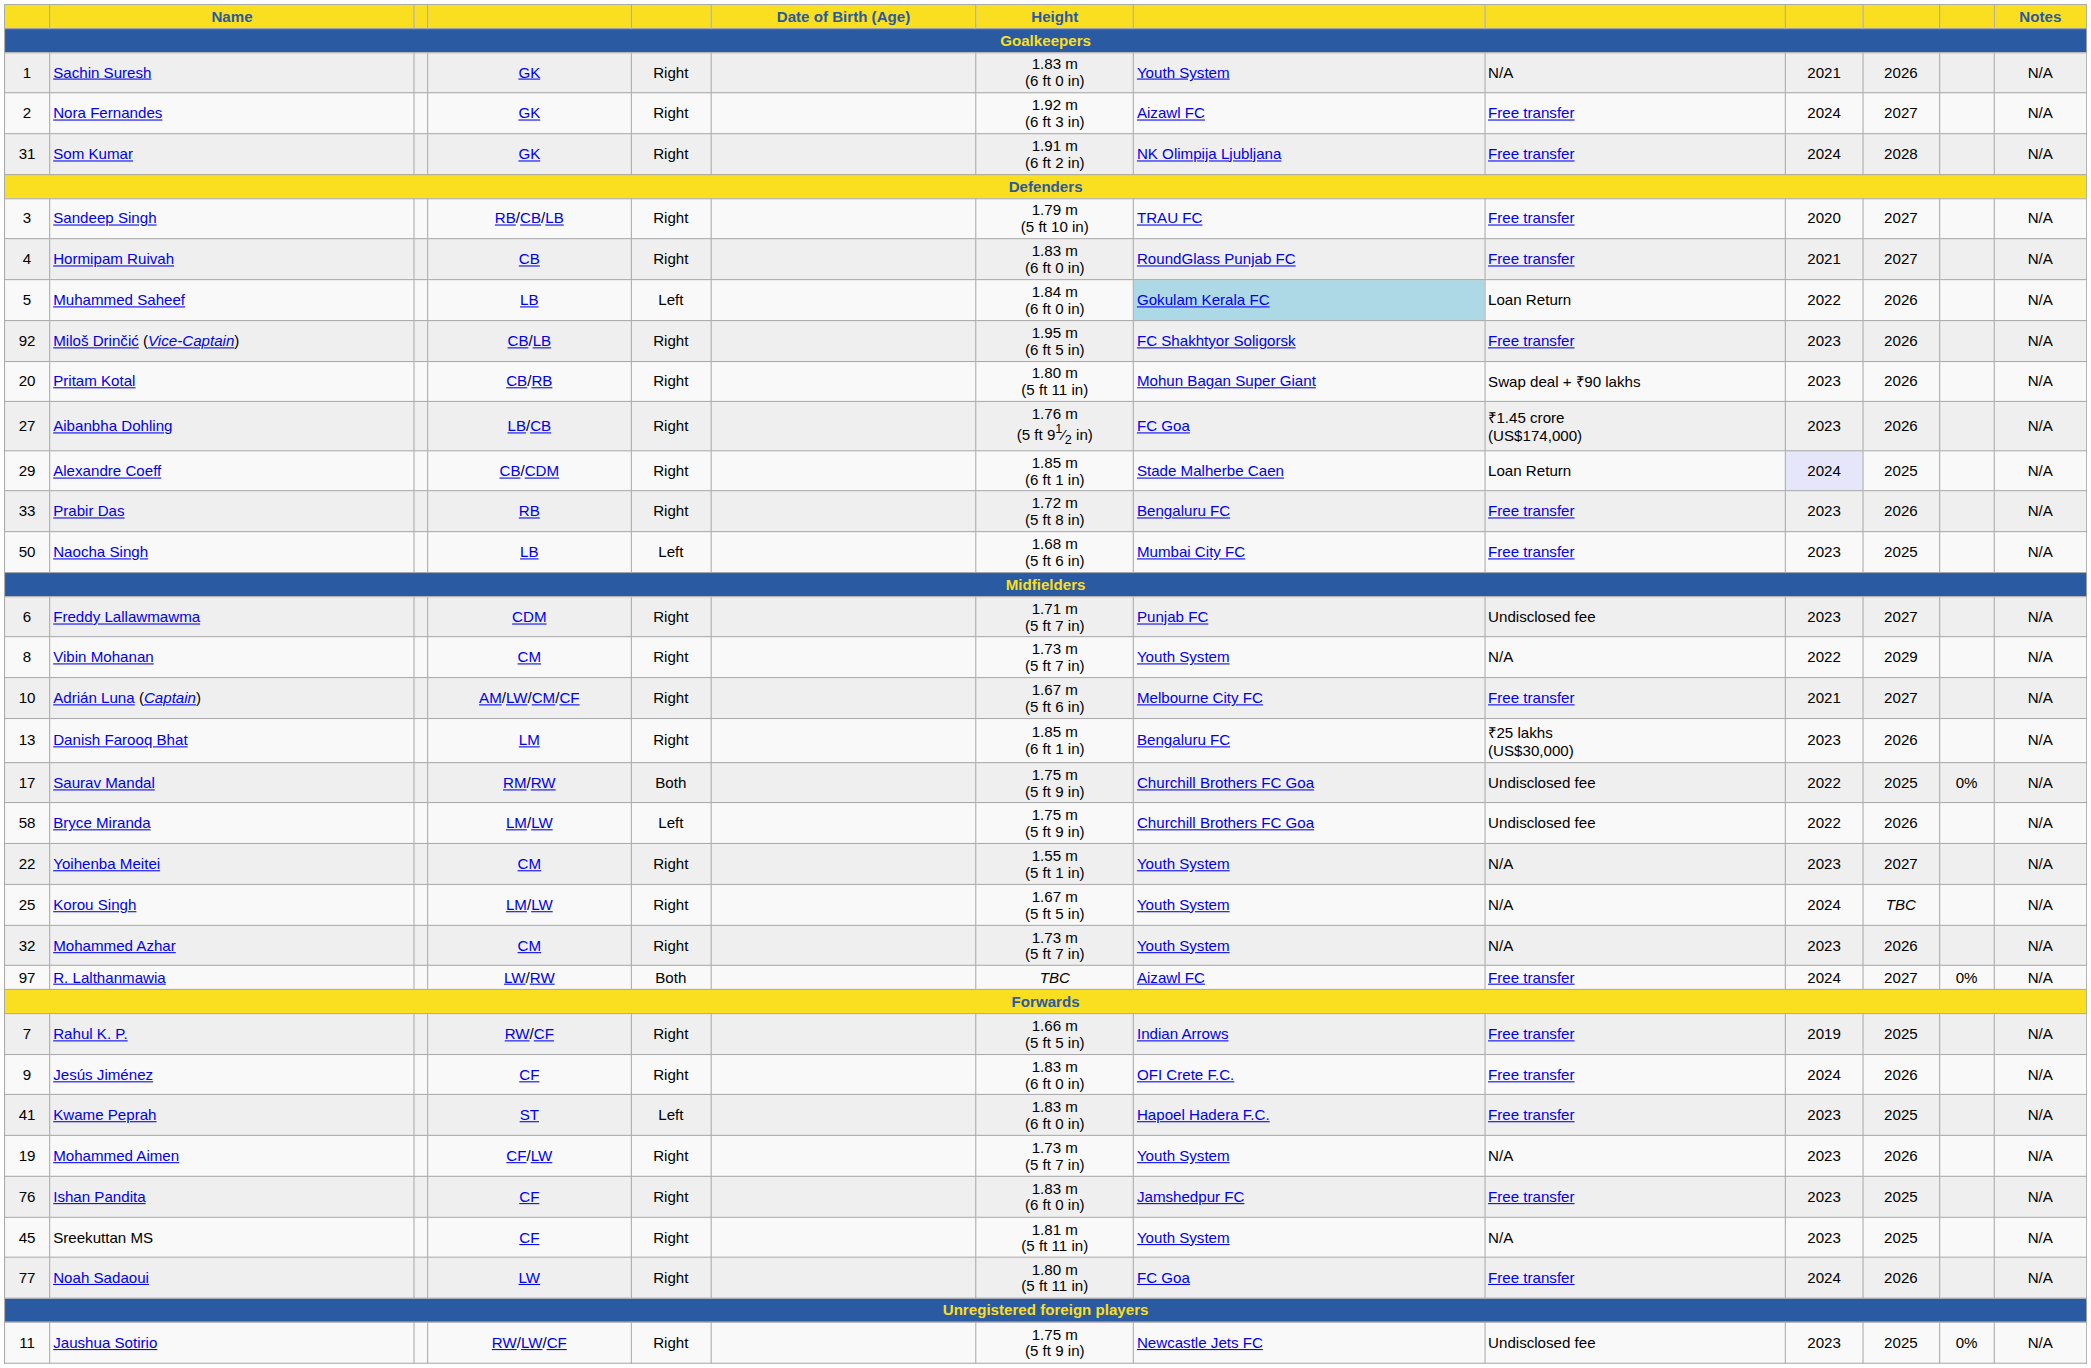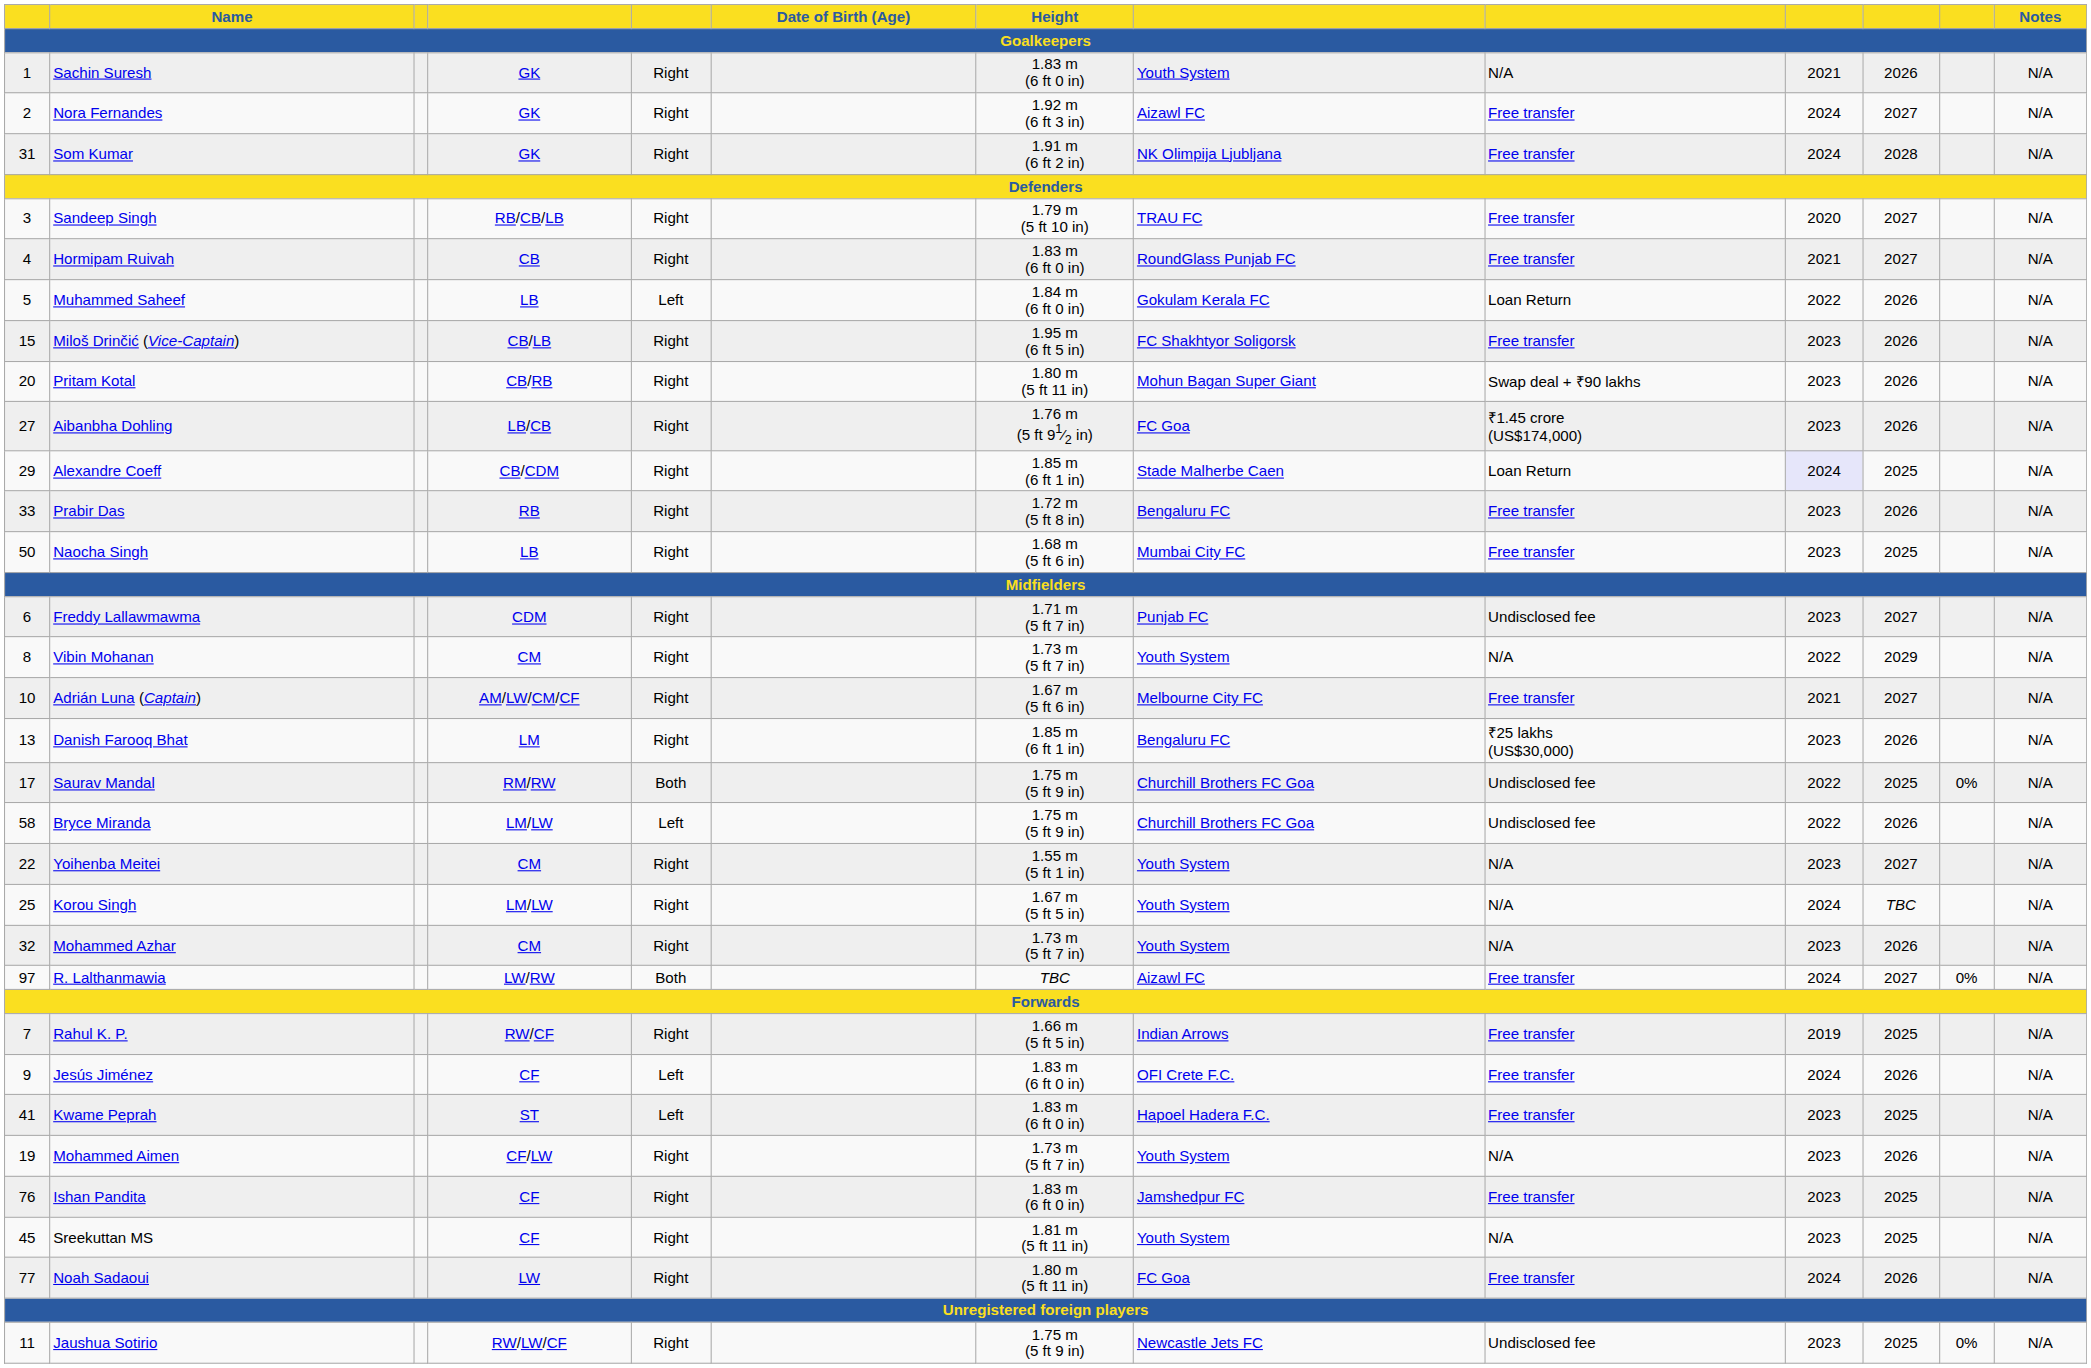(1203, 300) lightblue background -> (1203, 300) no background
(27, 341) 92 -> (27, 341) 15
(671, 553) Left -> (671, 553) Right
(671, 1075) Right -> (671, 1075) Left
